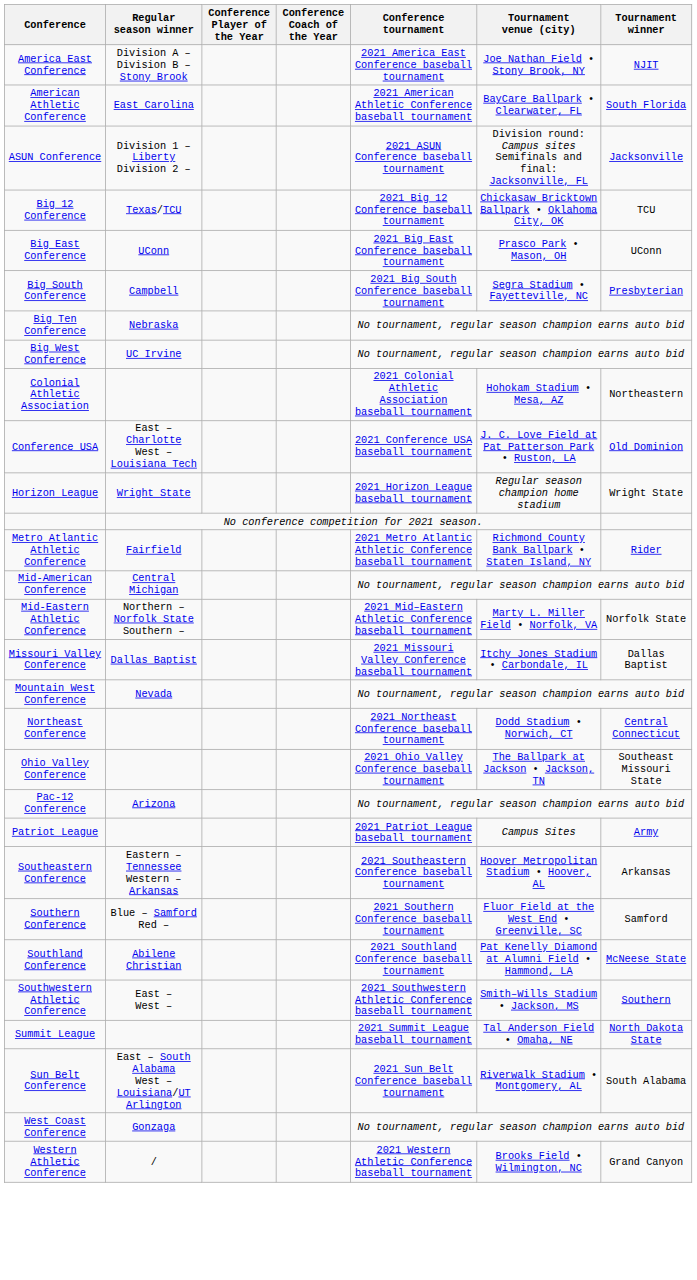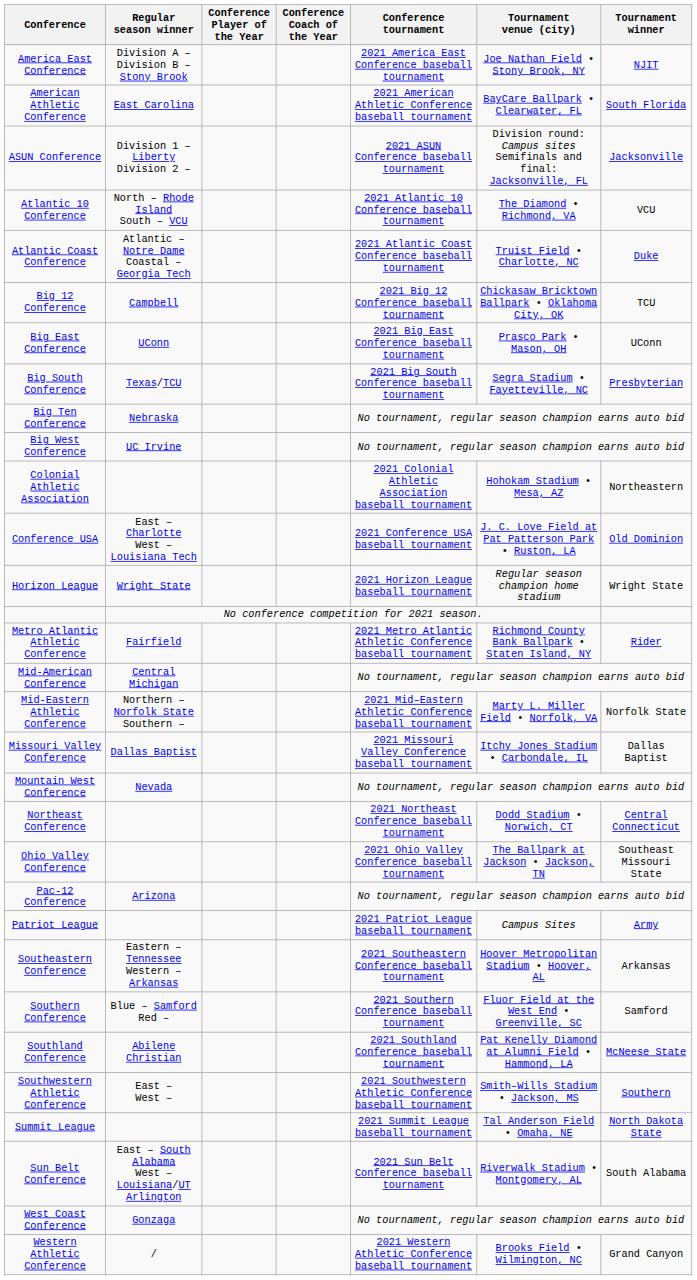+ row: (55, 210)
+ row: (55, 256)
(154, 210) Texas/TCU -> (154, 303) Campbell
(154, 291) Campbell -> (154, 384) Texas/TCU
